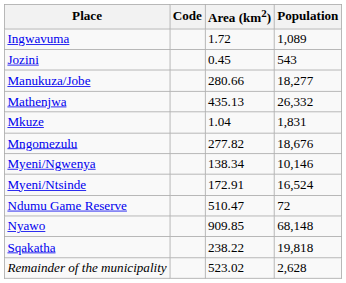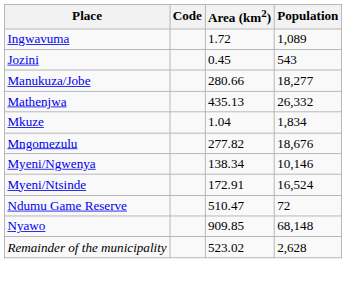(292, 122) 1,831 -> (292, 122) 1,834
- row: (31, 247)
